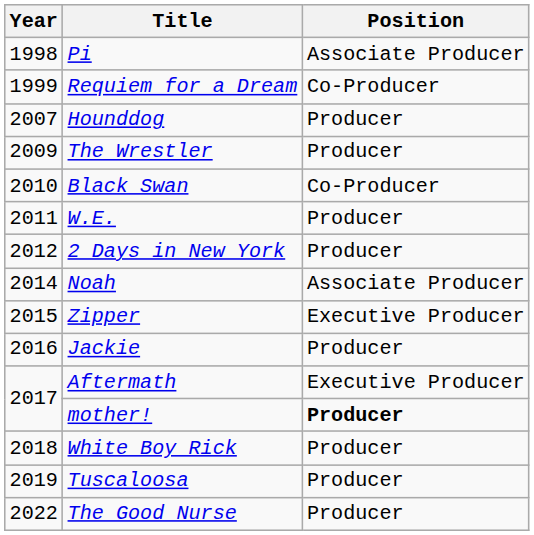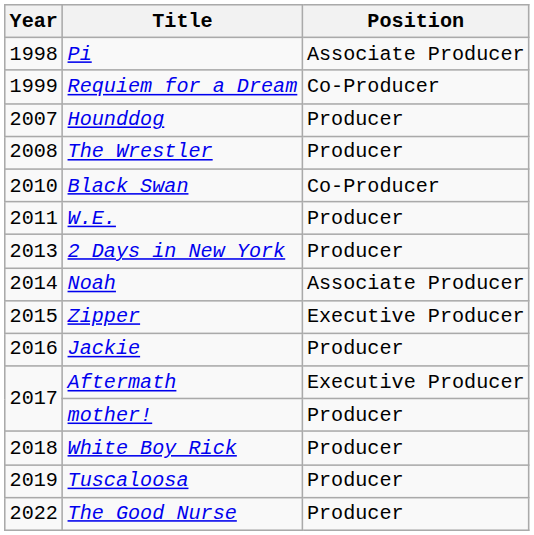(34, 153) 2009 -> (34, 153) 2008
(34, 251) 2012 -> (34, 251) 2013
(355, 415) bold -> (355, 415) normal
